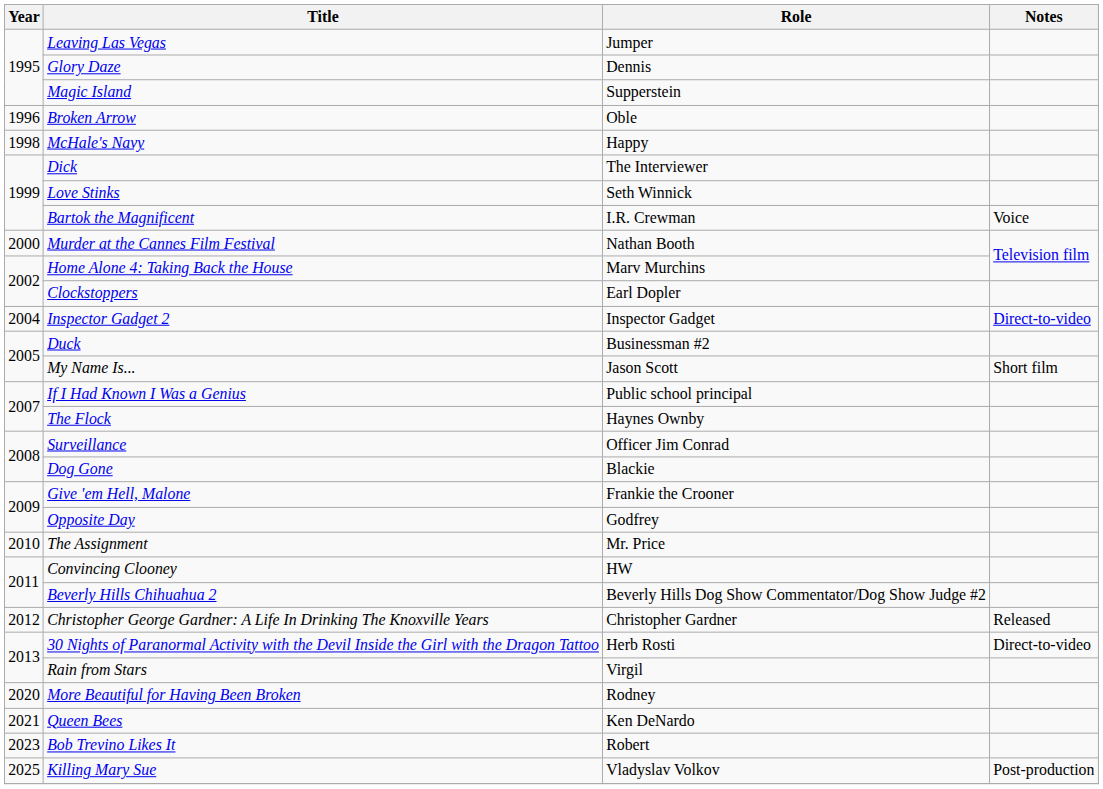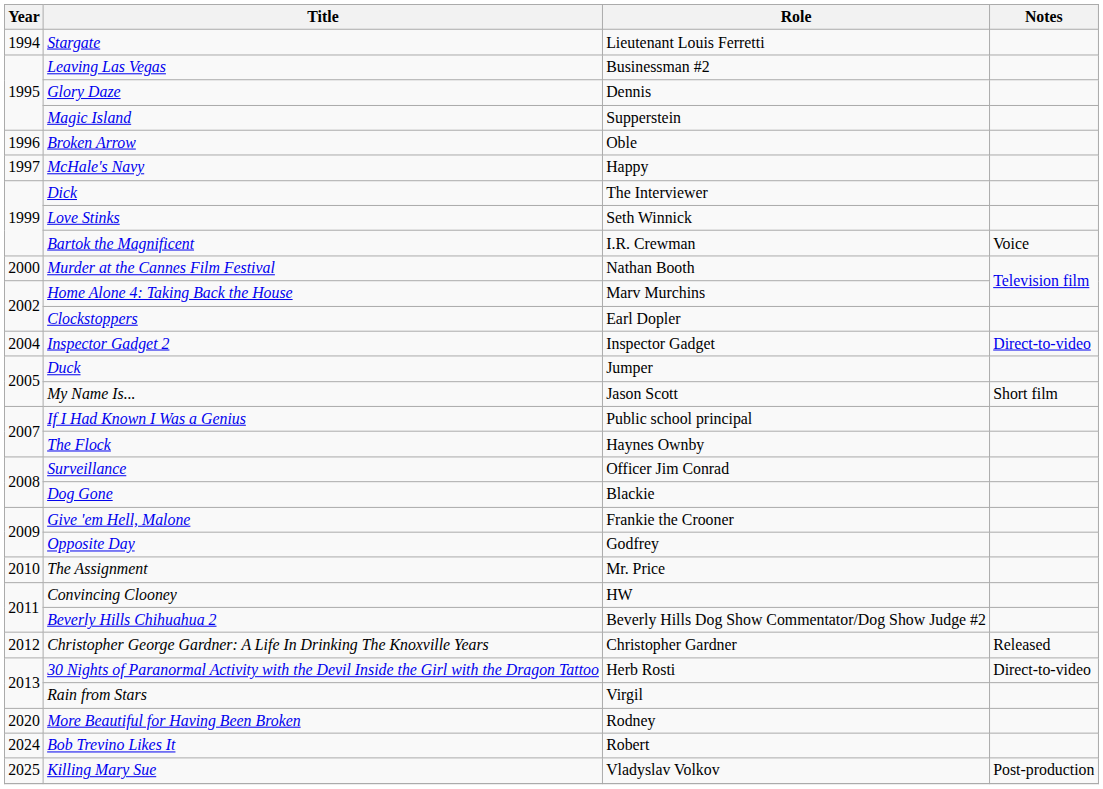+ row: (74, 42)
(630, 42) Jumper -> (658, 67) Businessman #2
(24, 142) 1998 -> (24, 167) 1997
(658, 343) Businessman #2 -> (630, 368) Jumper
- row: (85, 720)
(24, 745) 2023 -> (24, 745) 2024
